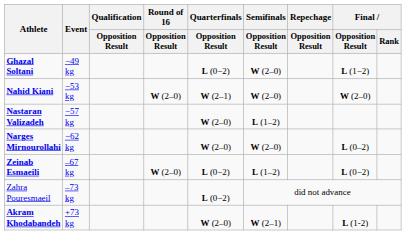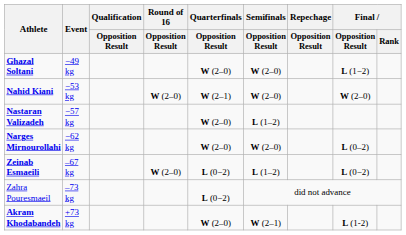(216, 71) L (0−2) -> (216, 71) W (2–0)
